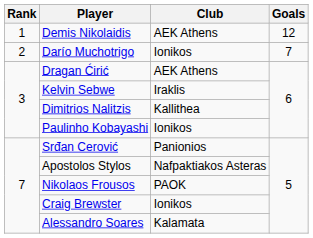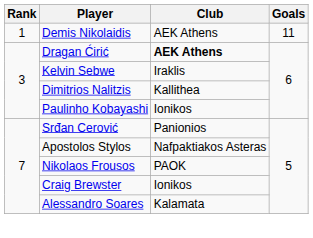(289, 33) 12 -> (289, 33) 11
- row: (88, 52)
(186, 71) normal -> (188, 52) bold
